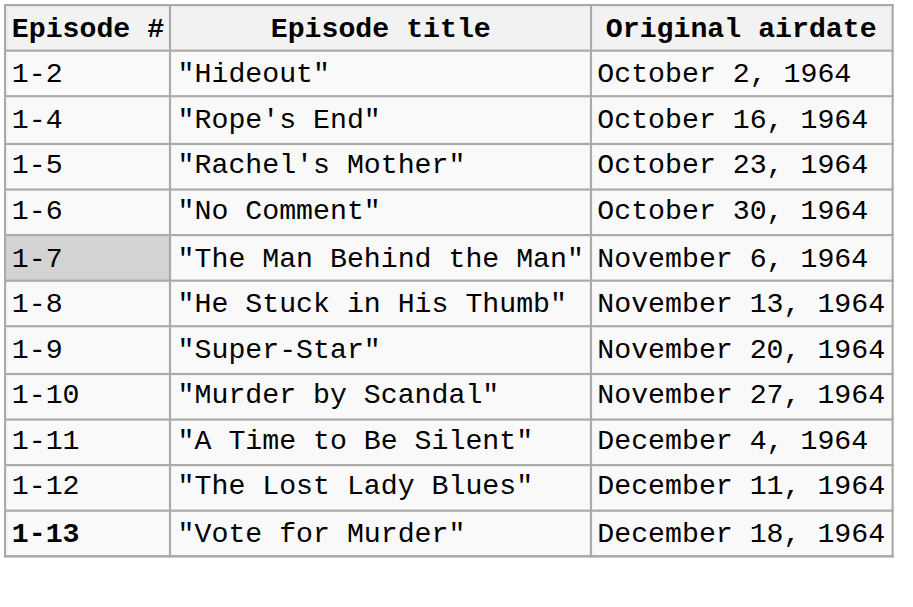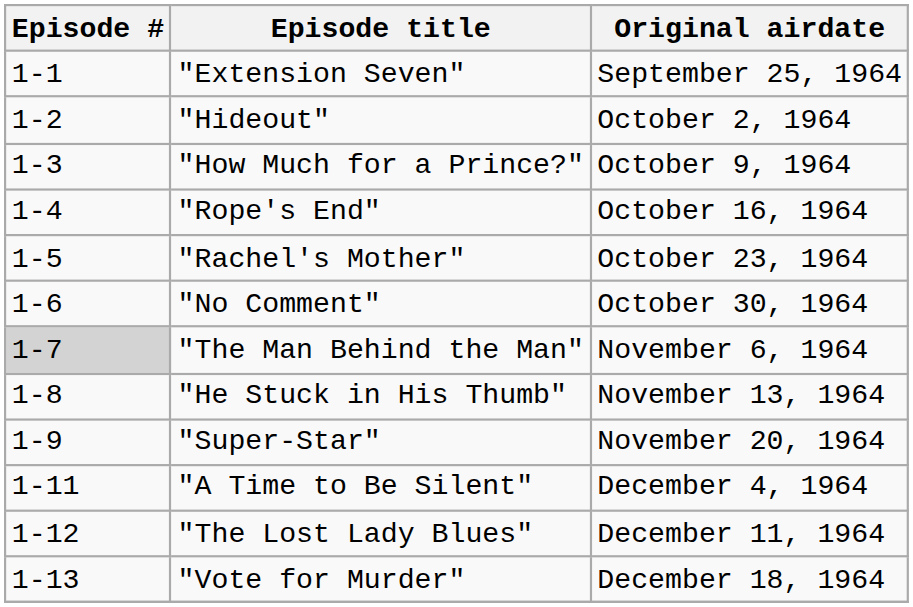+ row: (321, 74)
+ row: (381, 166)
- row: (338, 396)
(46, 534) bold -> (46, 580) normal
